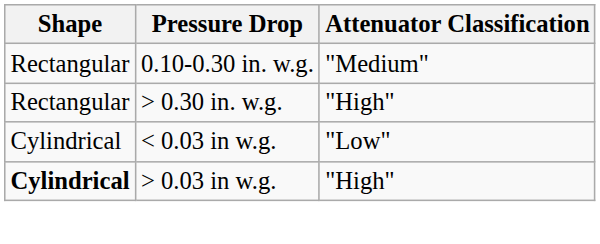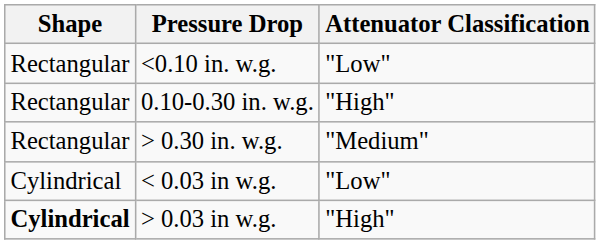+ row: (209, 63)
(377, 63) "Medium" -> (360, 102) "High"
(360, 102) "High" -> (377, 141) "Medium"
